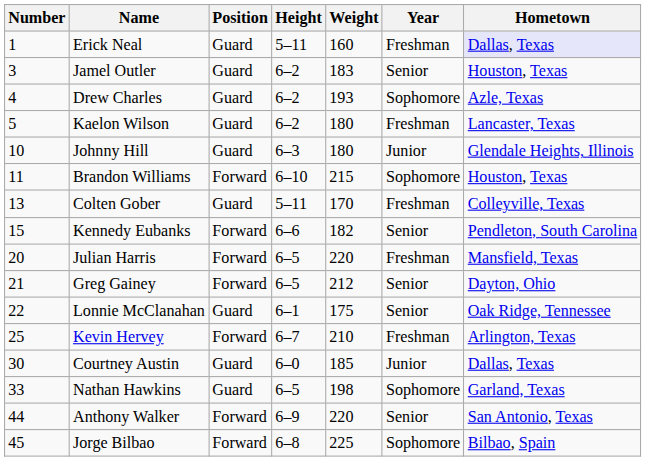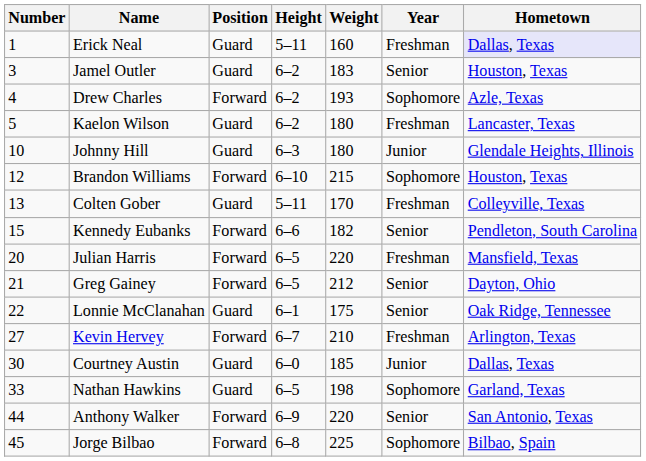(232, 97) Guard -> (240, 97) Forward
(16, 177) 11 -> (16, 177) 12
(16, 336) 25 -> (16, 336) 27
